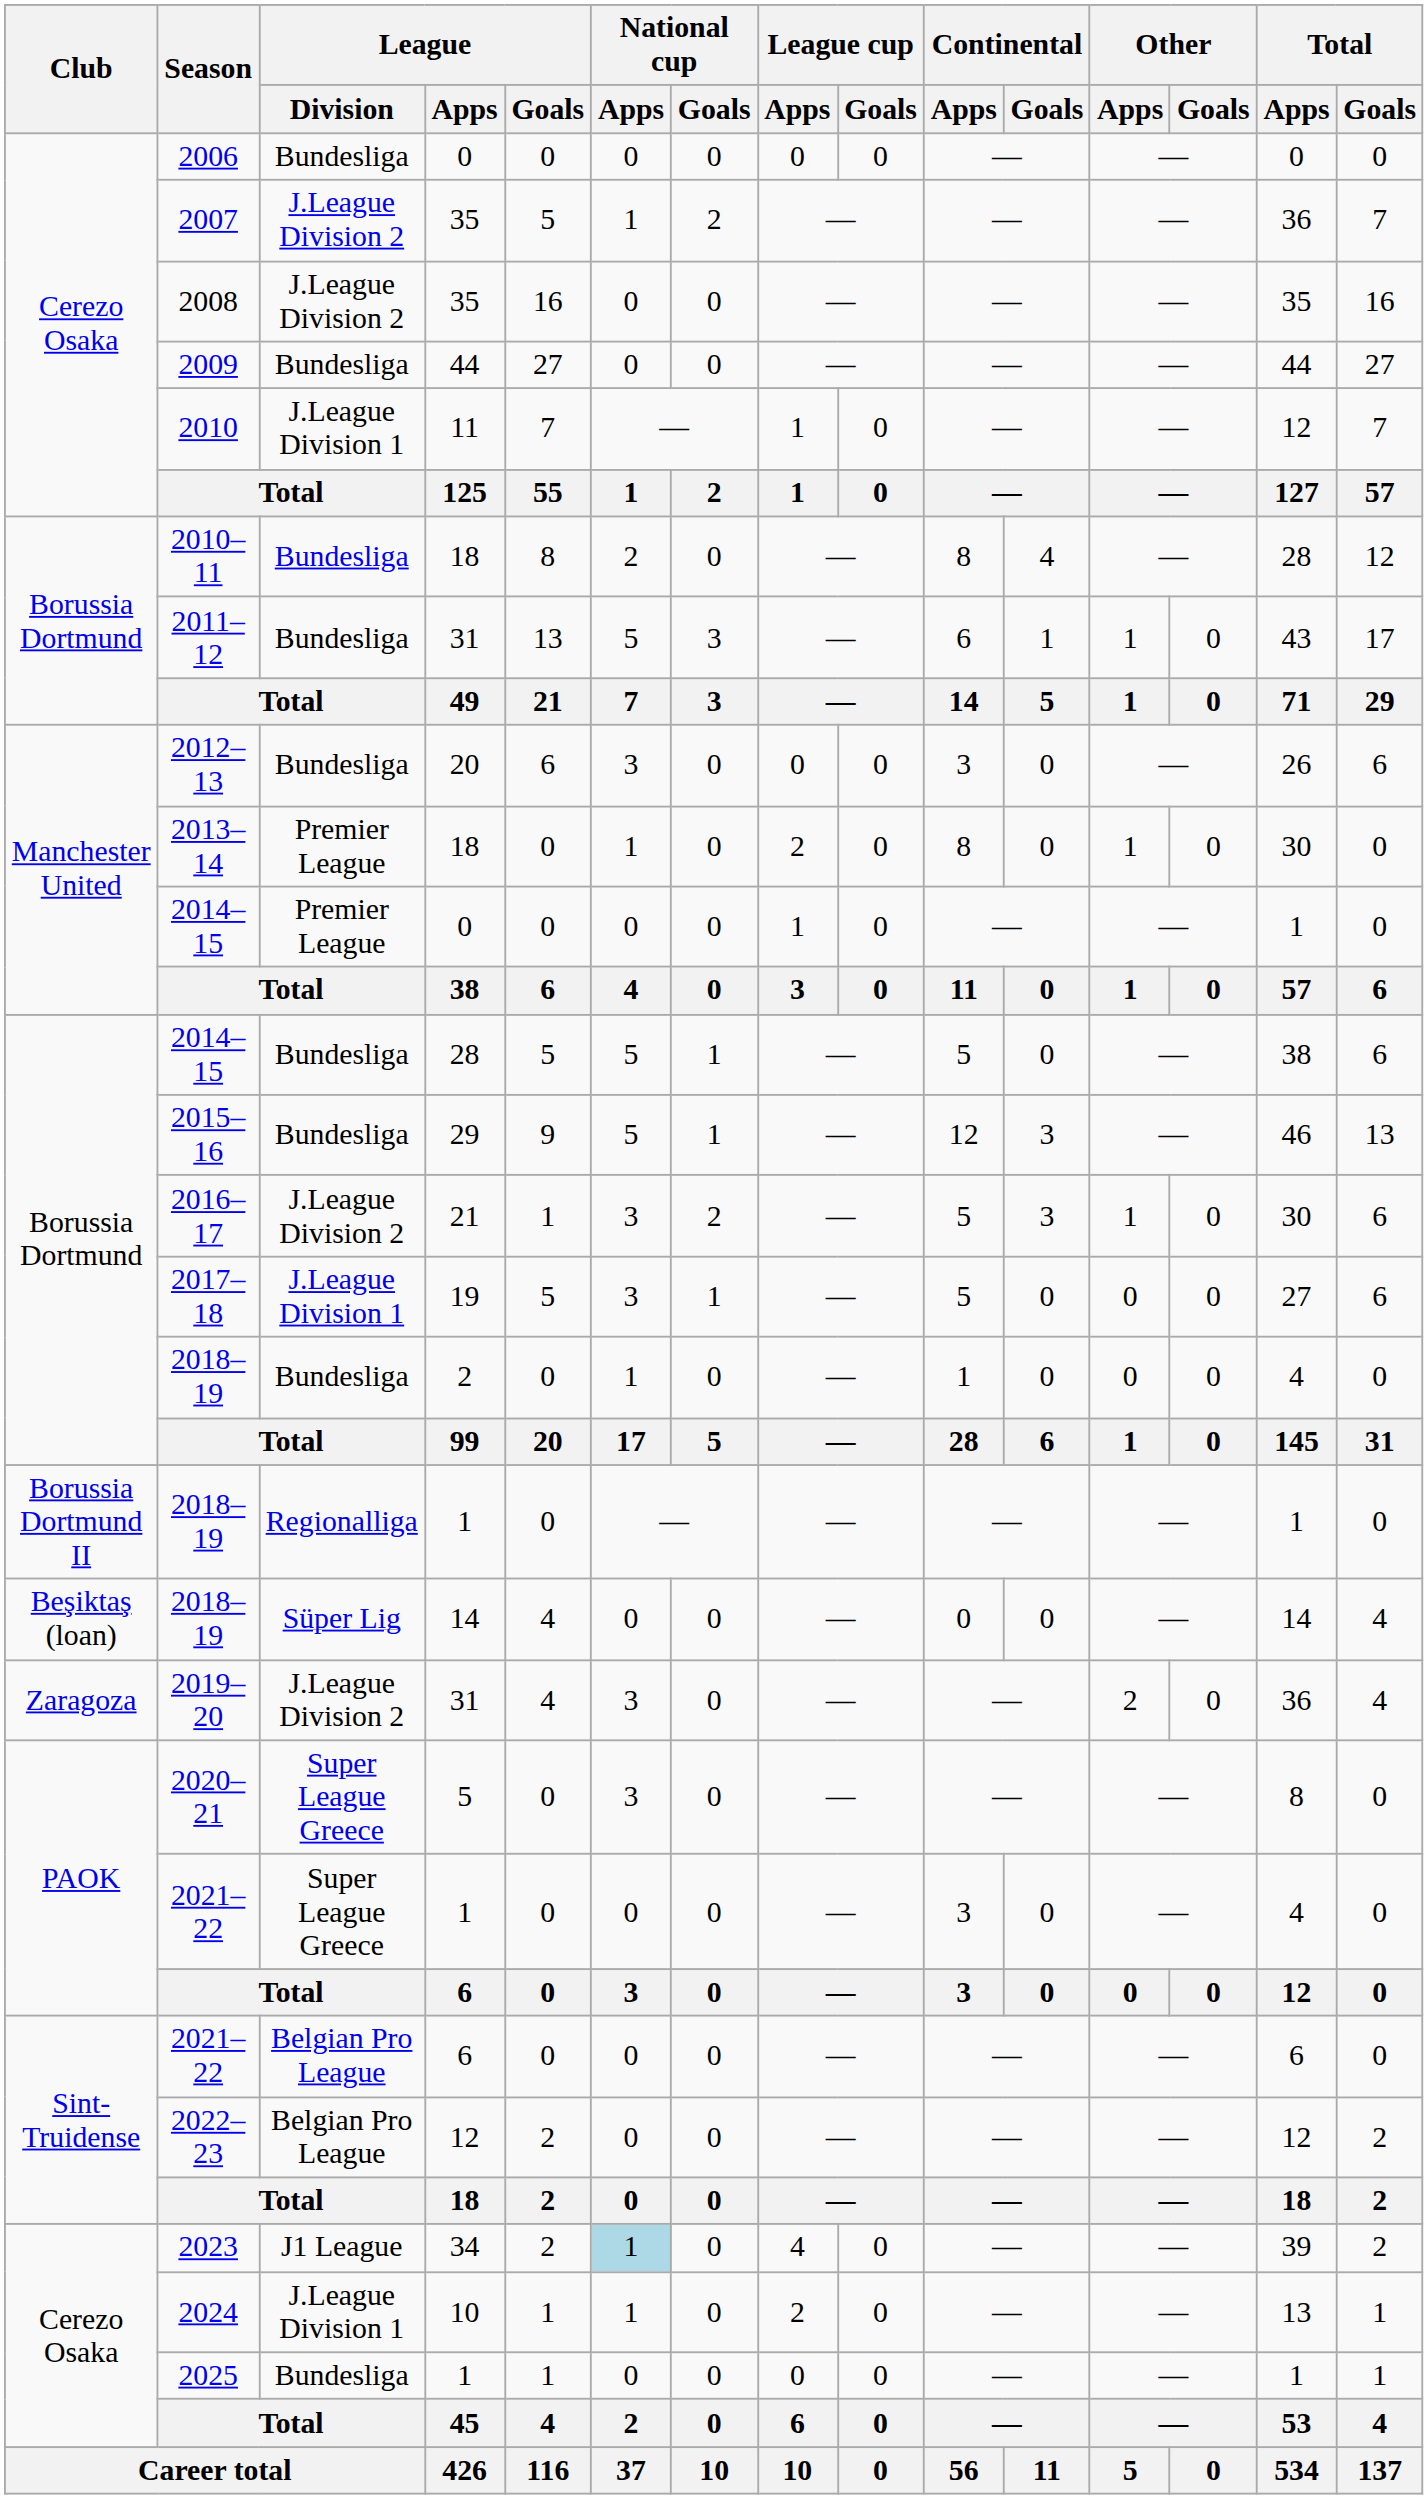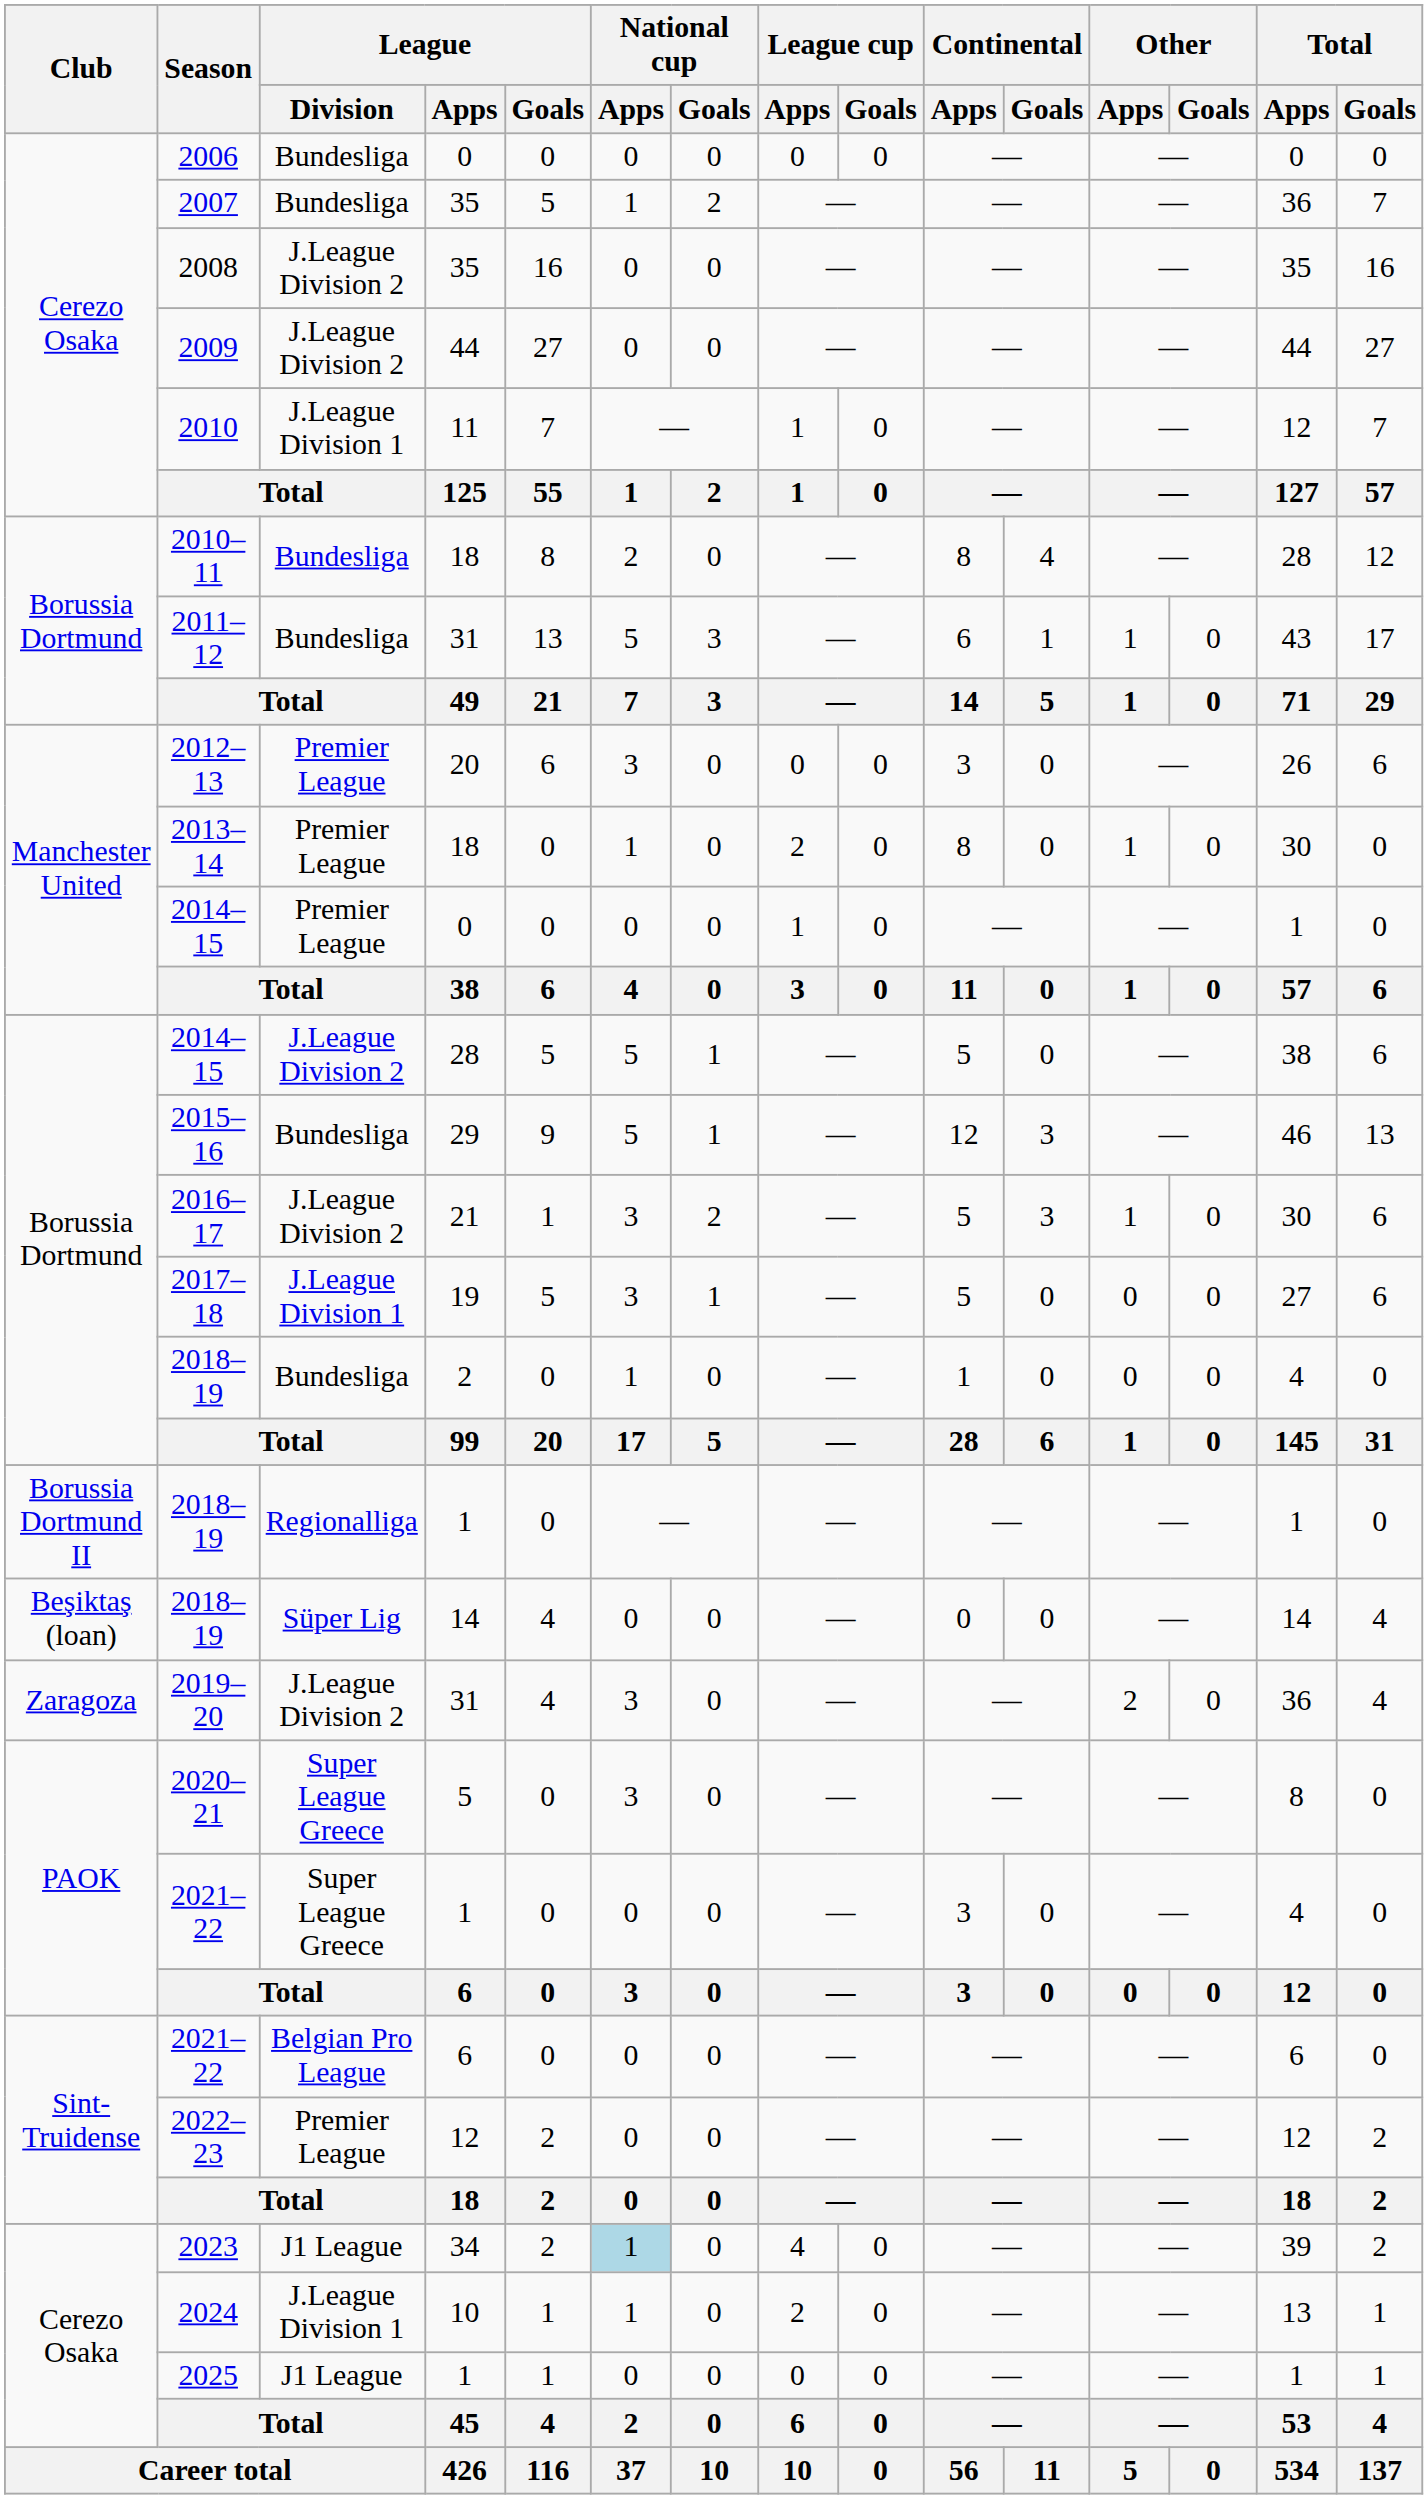(342, 219) J.League Division 2 -> (342, 203) Bundesliga
(342, 364) Bundesliga -> (342, 347) J.League Division 2
(342, 764) Bundesliga -> (342, 764) Premier League
(342, 1054) Bundesliga -> (342, 1054) J.League Division 2
(342, 2136) Belgian Pro League -> (342, 2136) Premier League
(342, 2375) Bundesliga -> (342, 2375) J1 League
